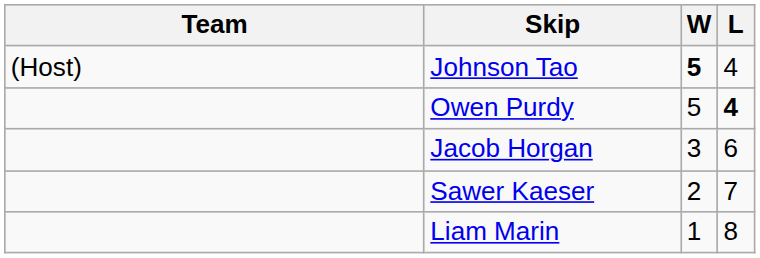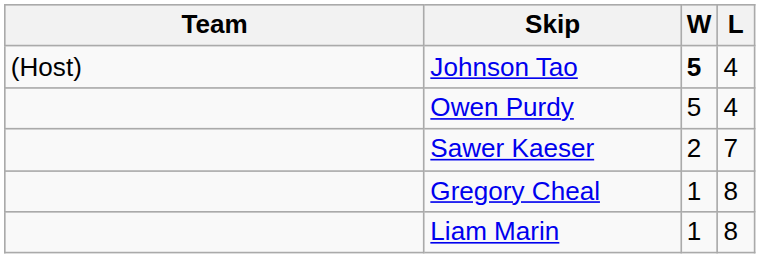(731, 107) bold -> (731, 107) normal
- row: (512, 149)
+ row: (515, 190)
